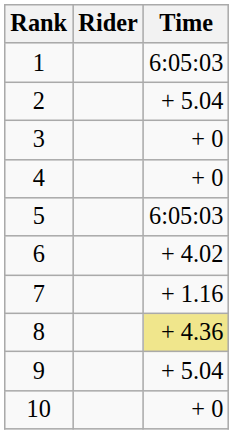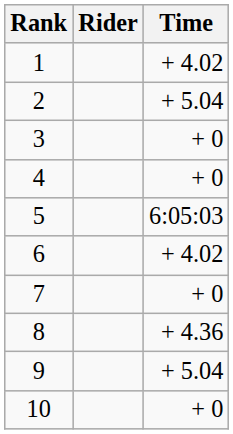(186, 62) 6:05:03 -> (192, 62) + 4.02
(192, 293) + 1.16 -> (207, 293) + 0
(192, 332) khaki background -> (192, 332) no background
